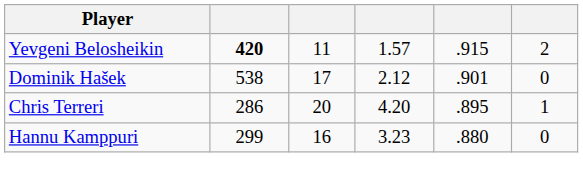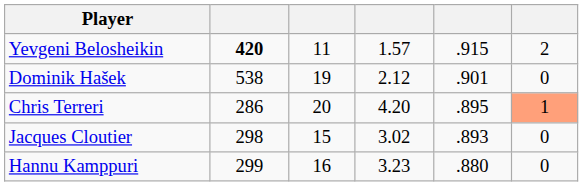(322, 78) 17 -> (322, 78) 19
(545, 107) no background -> (545, 107) lightsalmon background
+ row: (70, 136)
